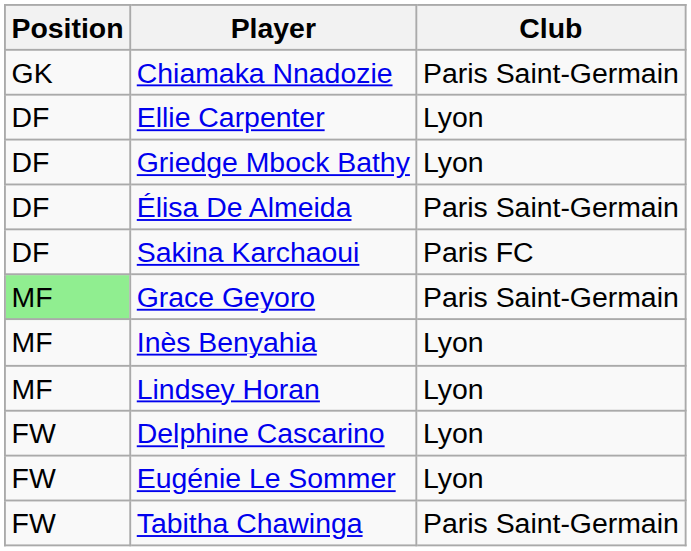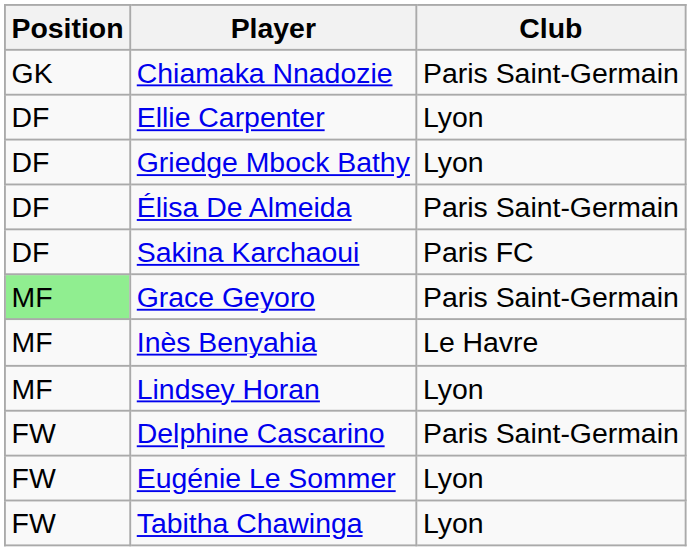(453, 343) Lyon -> (481, 343) Le Havre
(453, 433) Lyon -> (551, 433) Paris Saint-Germain
(551, 523) Paris Saint-Germain -> (453, 523) Lyon
